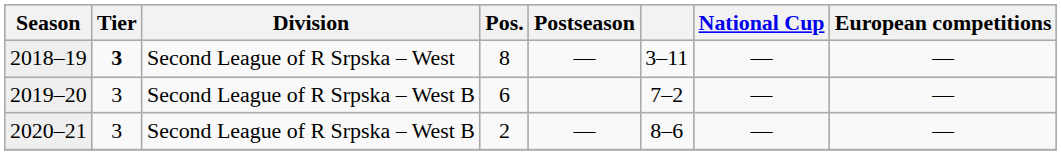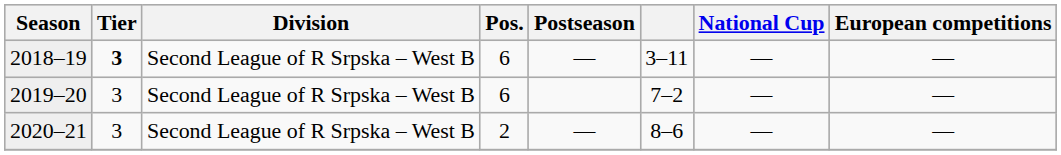(301, 58) Second League of R Srpska – West -> (311, 58) Second League of R Srpska – West B
(504, 58) 8 -> (504, 58) 6
